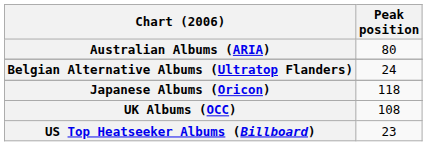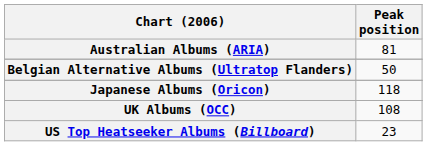(389, 49) 80 -> (389, 49) 81
(389, 70) 24 -> (389, 70) 50
